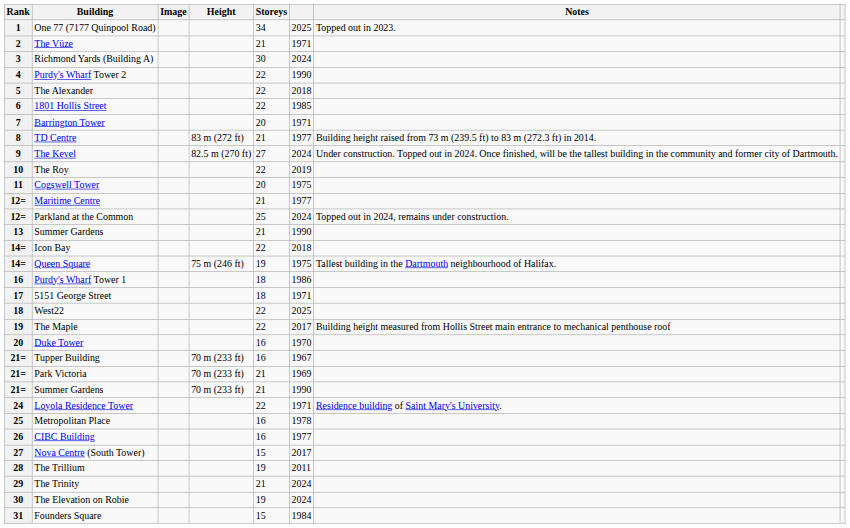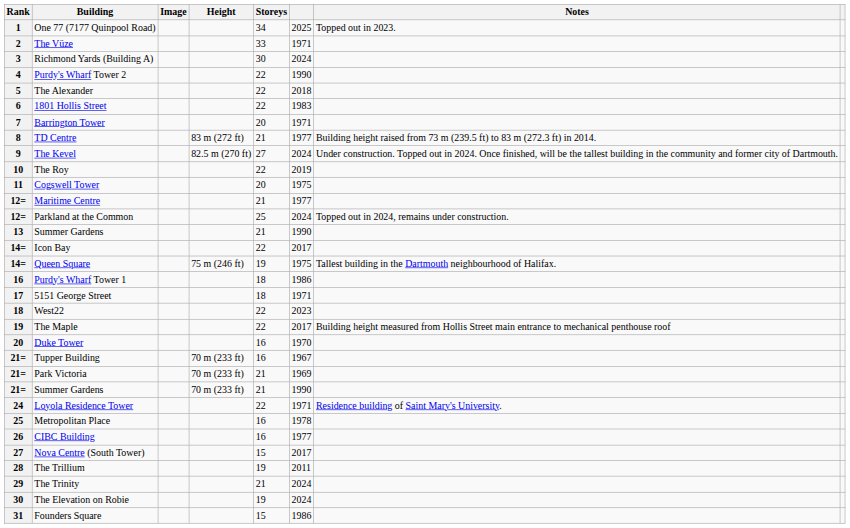(261, 43) 21 -> (261, 43) 33
(302, 106) 1985 -> (302, 106) 1983
(302, 248) 2018 -> (302, 248) 2017
(302, 311) 2025 -> (302, 311) 2023
(302, 515) 1984 -> (302, 515) 1986
